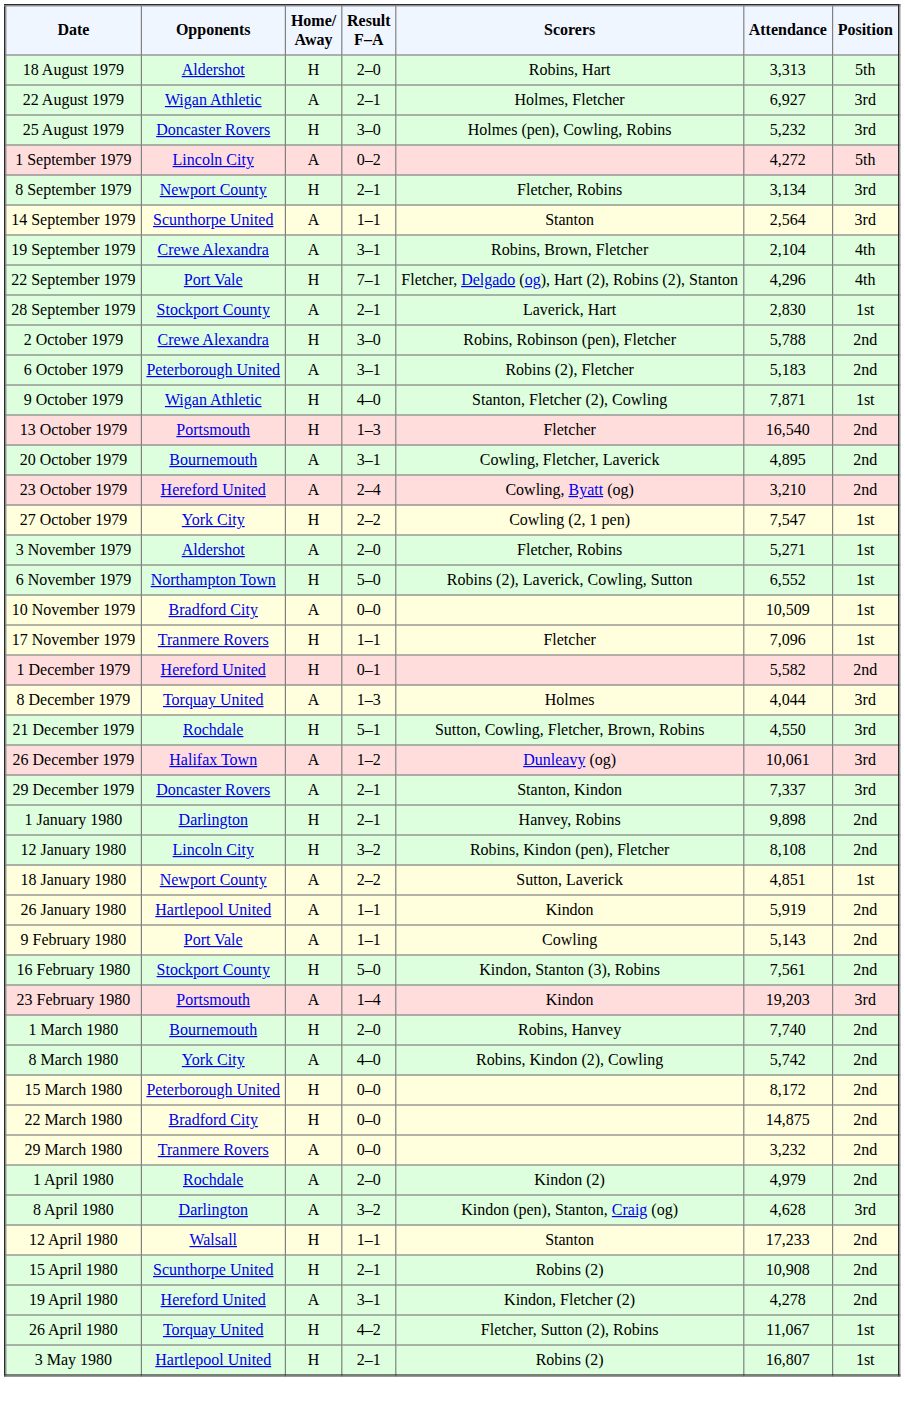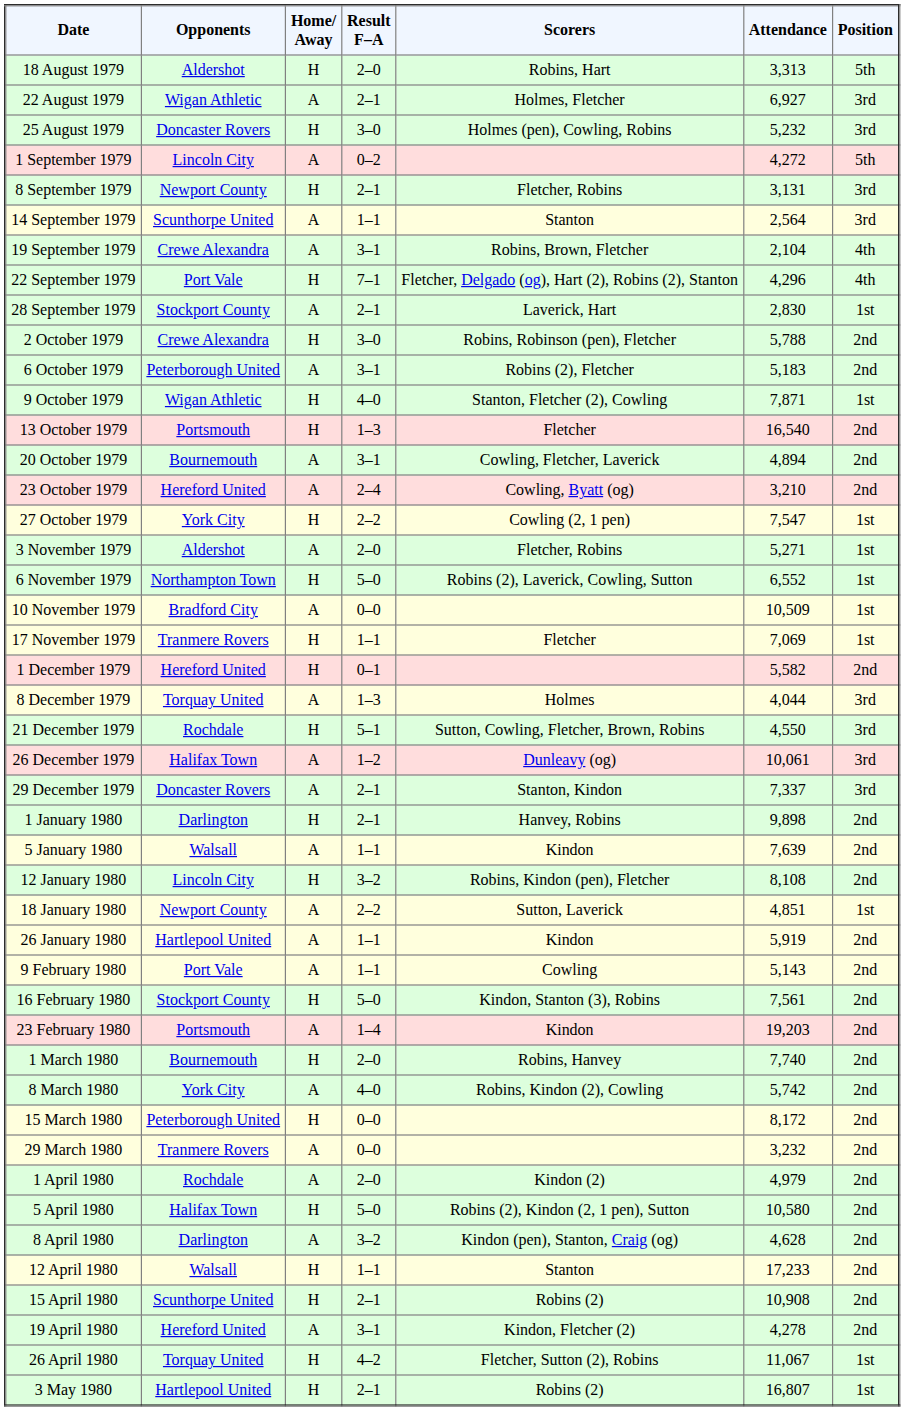(788, 189) 3,134 -> (788, 189) 3,131
(788, 459) 4,895 -> (788, 459) 4,894
(788, 639) 7,096 -> (788, 639) 7,069
+ row: (73, 849)
(865, 999) 3rd -> (865, 1029) 2nd
- row: (73, 1119)
+ row: (73, 1209)
(865, 1209) 3rd -> (865, 1239) 2nd
